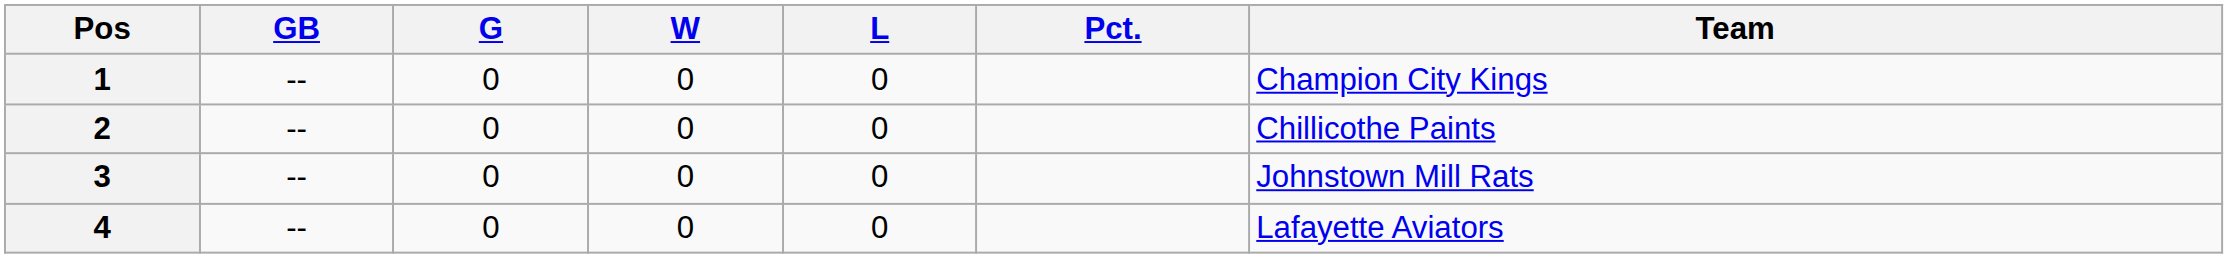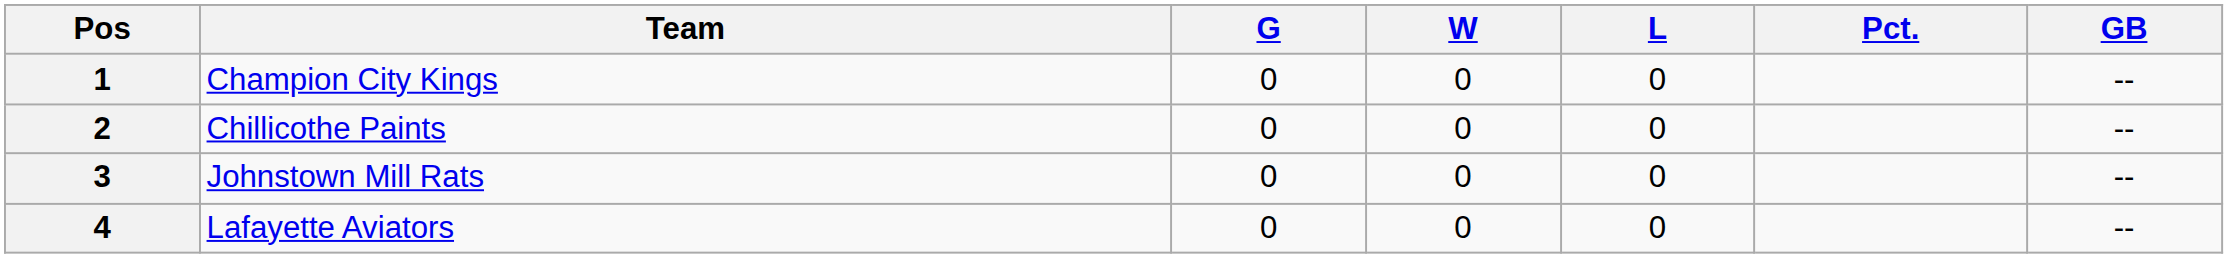columns swapped: (1735, 29) <-> (297, 29)
